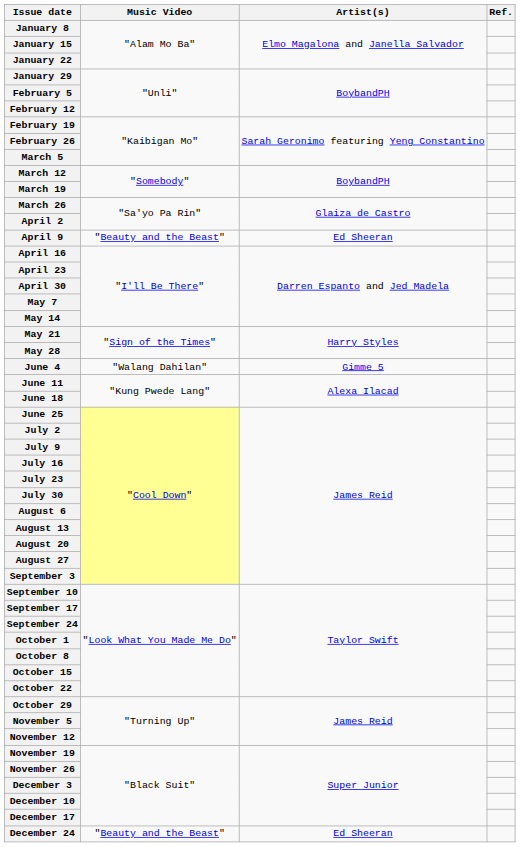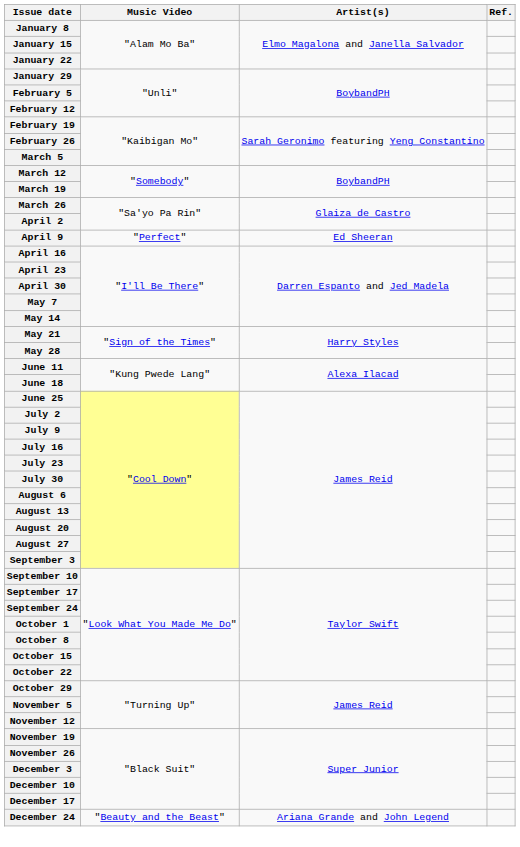(160, 238) "Beauty and the Beast" -> (160, 238) "Perfect"
- row: (42, 367)
(363, 834) Ed Sheeran -> (363, 818) Ariana Grande and John Legend
